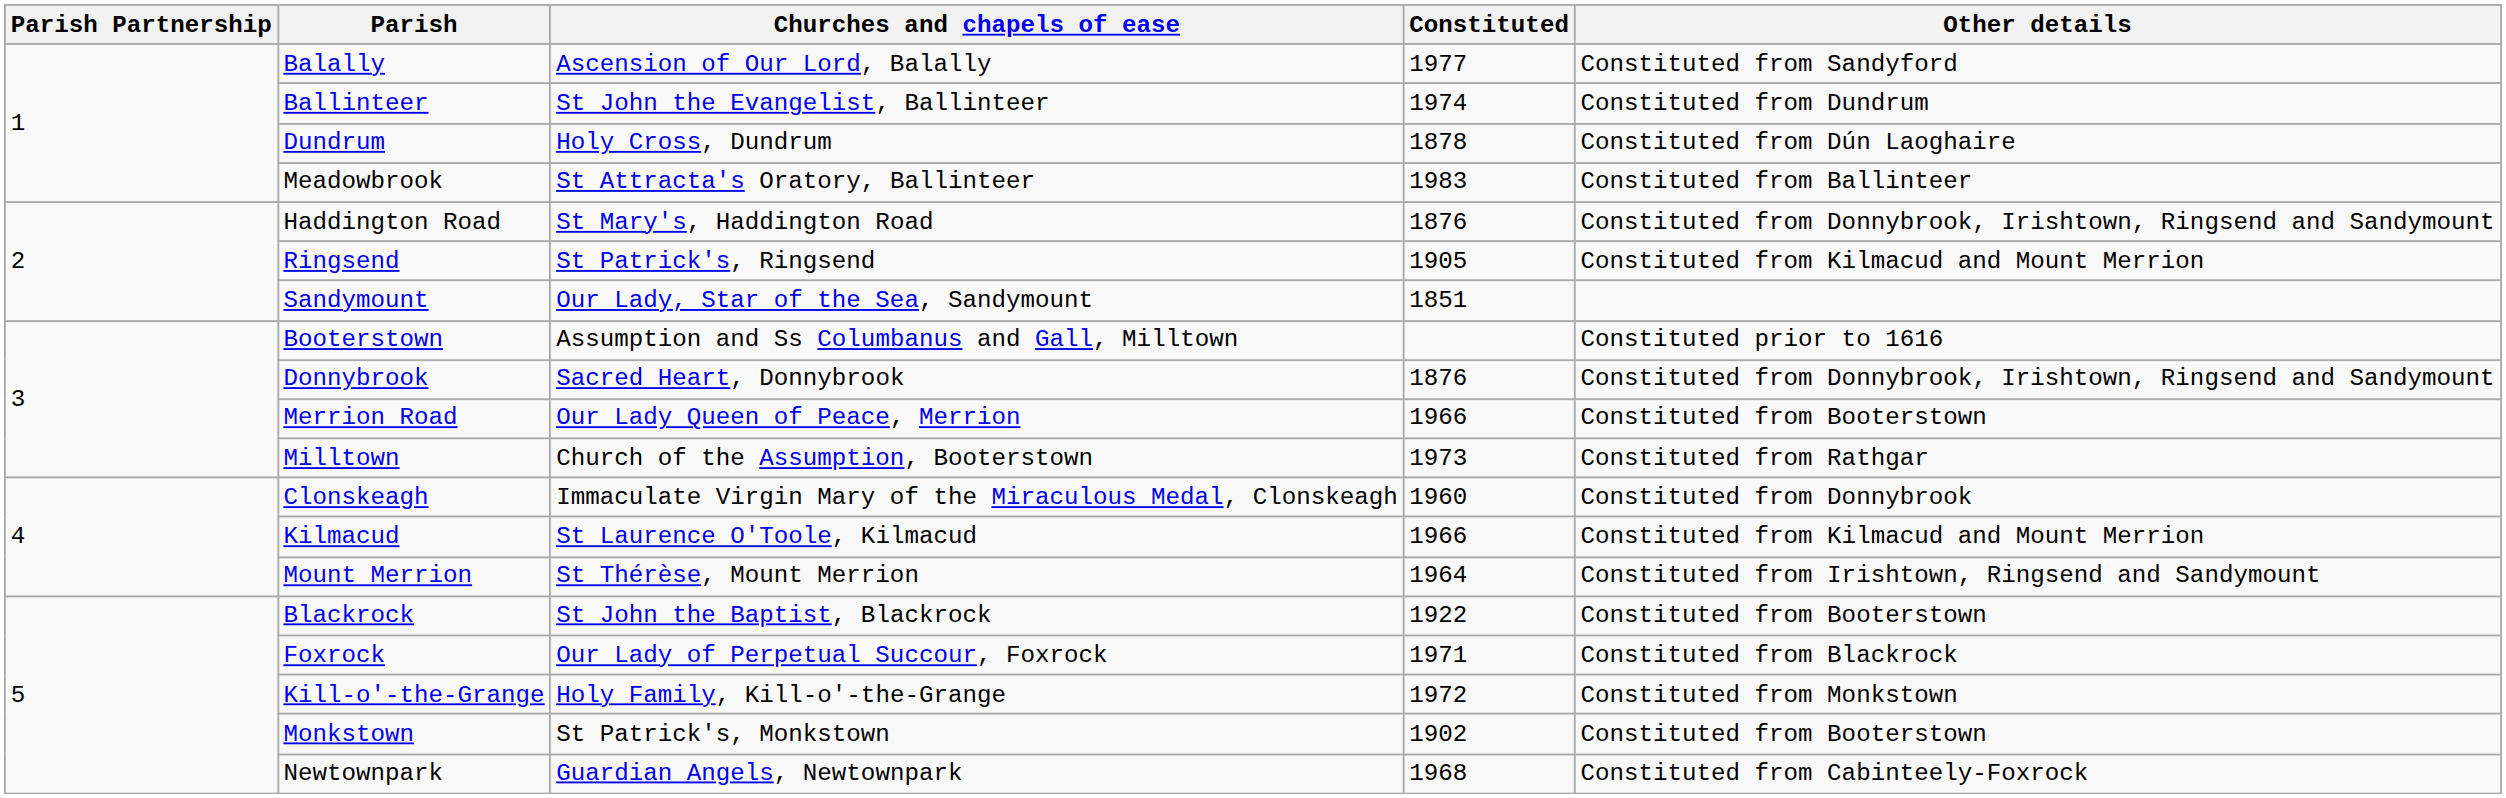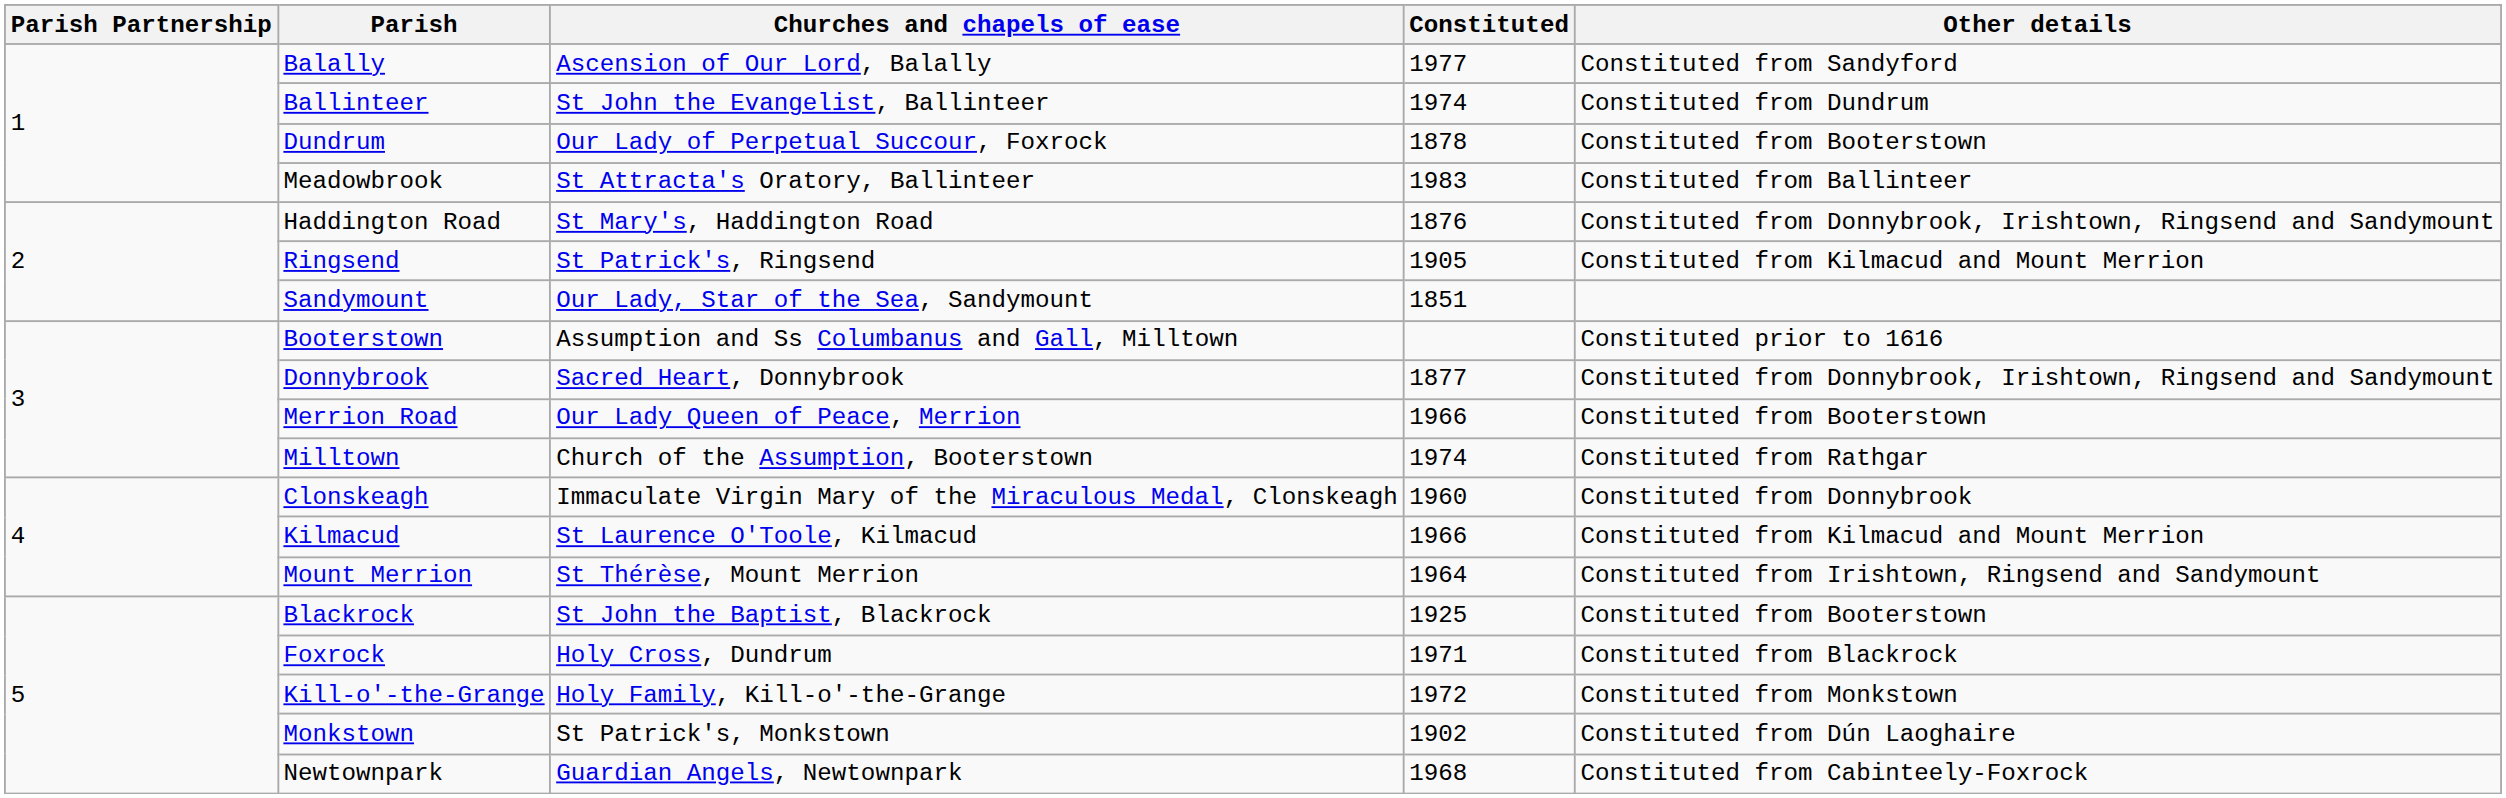(694, 143) Holy Cross, Dundrum -> (832, 143) Our Lady of Perpetual Succour, Foxrock
(1798, 143) Constituted from Dún Laoghaire -> (1784, 143) Constituted from Booterstown
(1438, 379) 1876 -> (1438, 379) 1877
(1438, 458) 1973 -> (1438, 458) 1974
(1438, 616) 1922 -> (1438, 616) 1925
(832, 655) Our Lady of Perpetual Succour, Foxrock -> (694, 655) Holy Cross, Dundrum
(1784, 734) Constituted from Booterstown -> (1798, 734) Constituted from Dún Laoghaire
